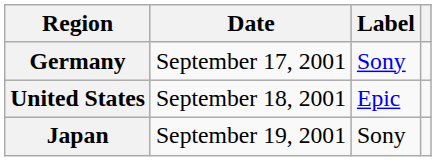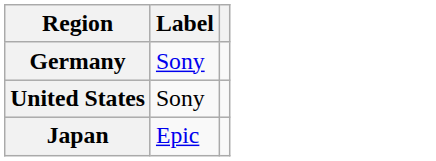- column: (251, 23)
(379, 98) Epic -> (180, 98) Sony
(381, 135) Sony -> (178, 135) Epic
